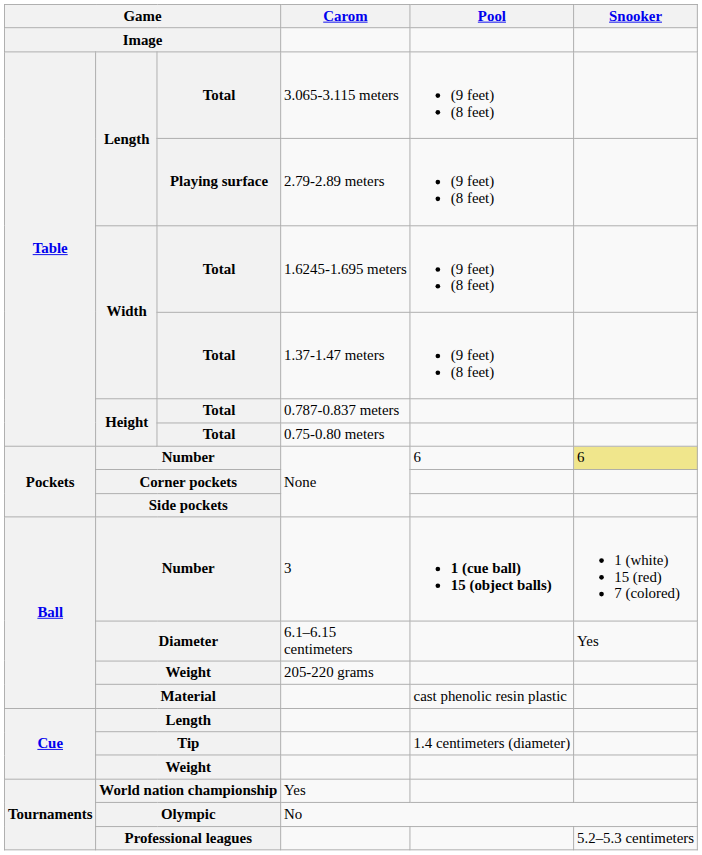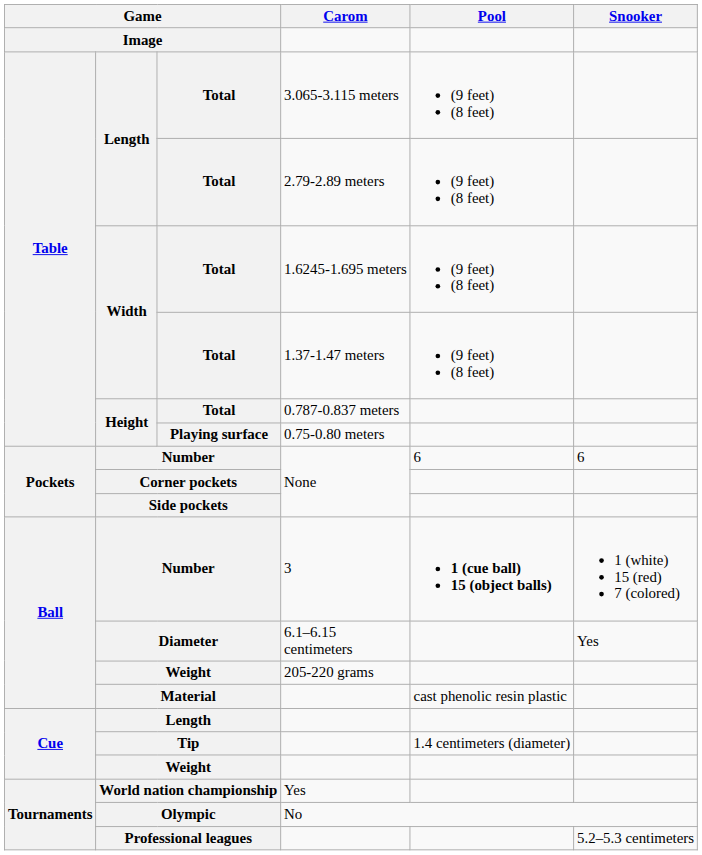(219, 181) Playing surface -> (219, 181) Total
(219, 434) Total -> (219, 434) Playing surface
(581, 458) khaki background -> (581, 458) no background
